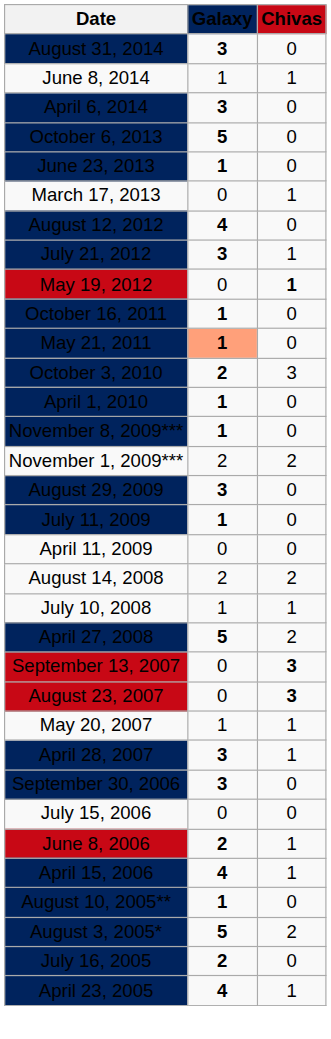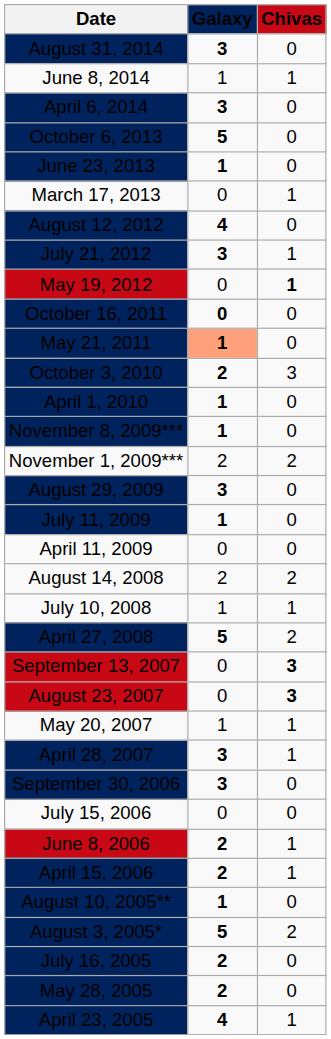(222, 313) 1 -> (222, 313) 0
(222, 872) 4 -> (222, 872) 2
+ row: (96, 990)
